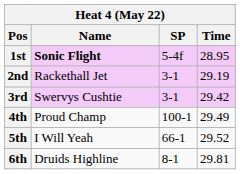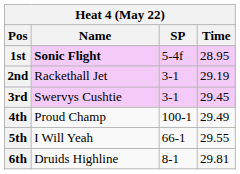(215, 96) 29.42 -> (215, 96) 29.45
(215, 138) 29.52 -> (215, 138) 29.55
